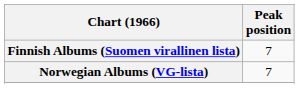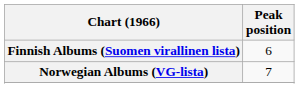(269, 51) 7 -> (269, 51) 6
